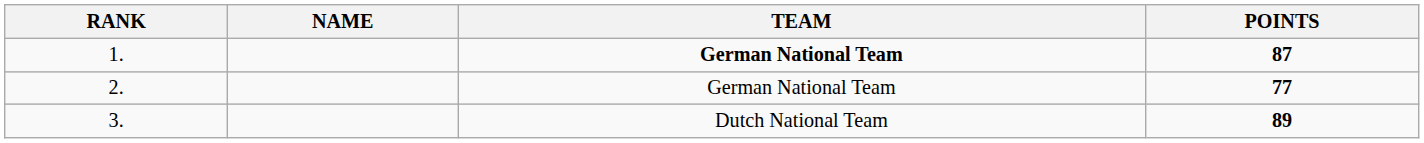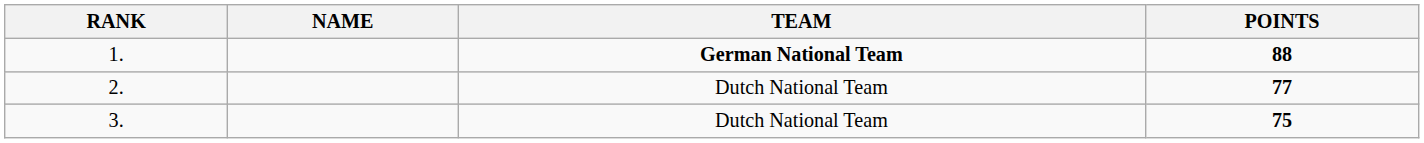(1282, 54) 87 -> (1282, 54) 88
(801, 88) German National Team -> (801, 88) Dutch National Team
(1282, 121) 89 -> (1282, 121) 75
